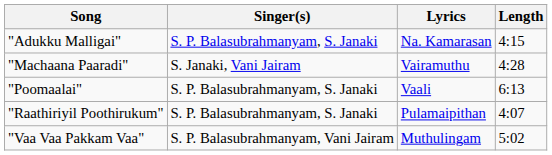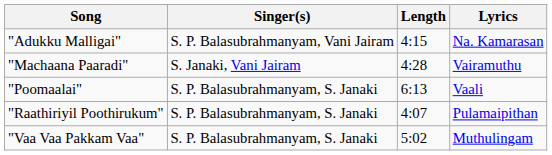columns swapped: (446, 16) <-> (521, 16)
(274, 41) S. P. Balasubrahmanyam, S. Janaki -> (282, 41) S. P. Balasubrahmanyam, Vani Jairam
(282, 138) S. P. Balasubrahmanyam, Vani Jairam -> (274, 138) S. P. Balasubrahmanyam, S. Janaki
